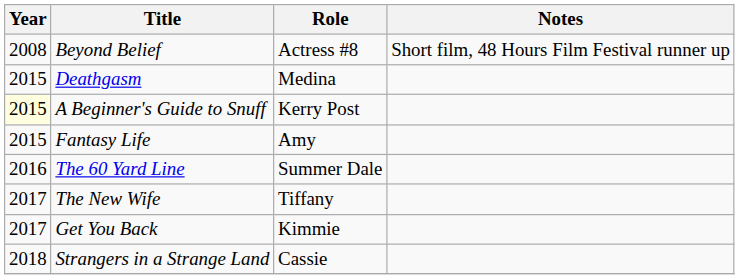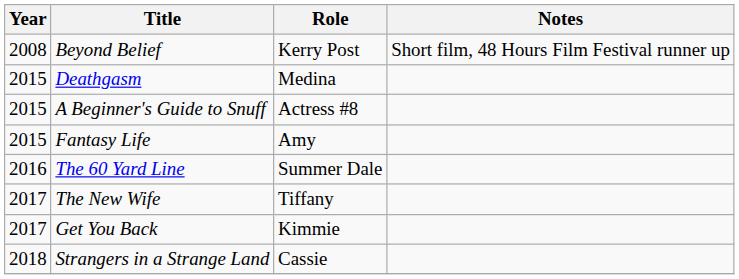(318, 49) Actress #8 -> (319, 49) Kerry Post
(28, 109) lightyellow background -> (28, 109) no background
(319, 109) Kerry Post -> (318, 109) Actress #8
